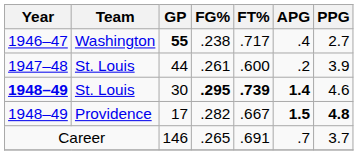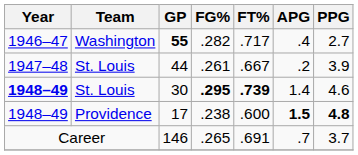(215, 41) .238 -> (215, 41) .282
(255, 65) .600 -> (255, 65) .667
(299, 90) bold -> (299, 90) normal
(215, 114) .282 -> (215, 114) .238
(255, 114) .667 -> (255, 114) .600
